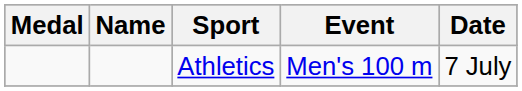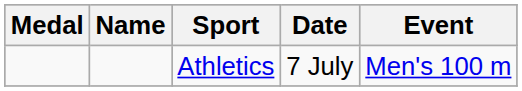columns swapped: (359, 25) <-> (478, 25)
